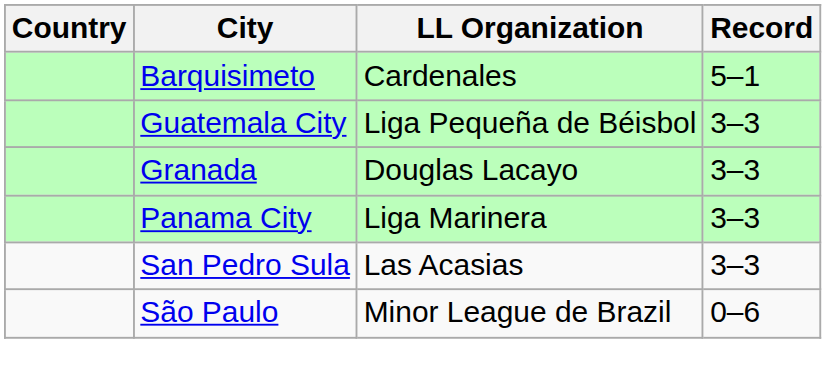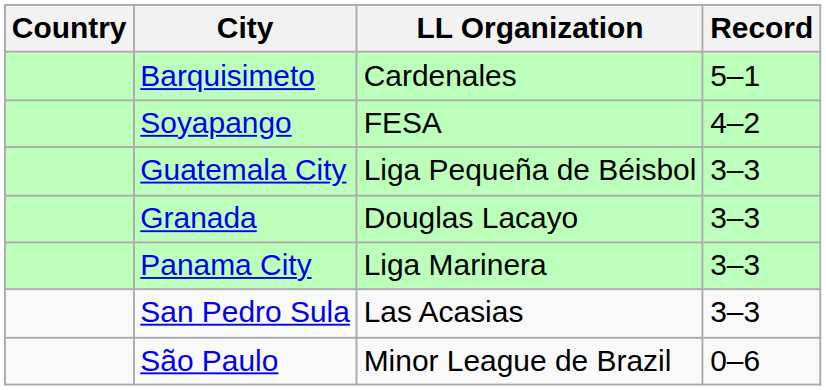+ row: (216, 123)
